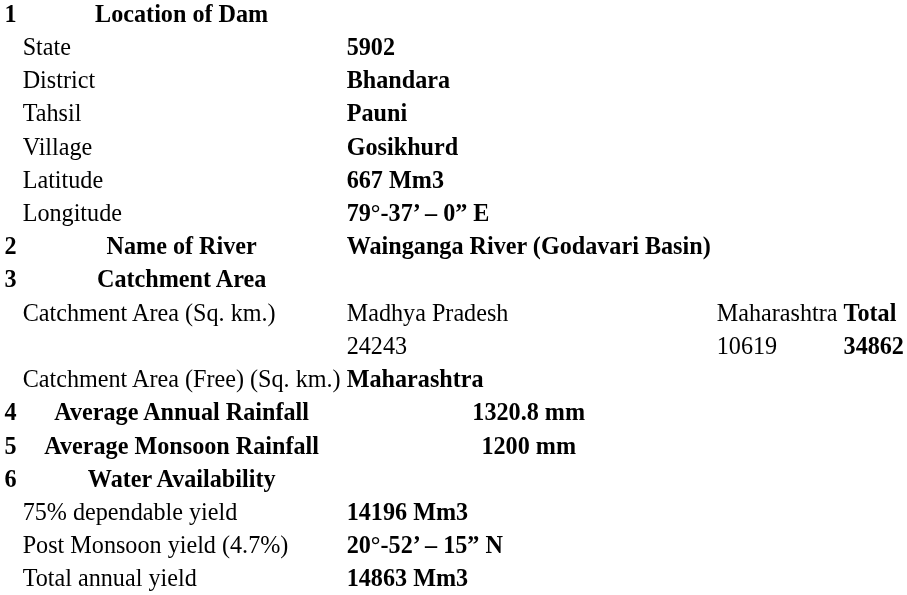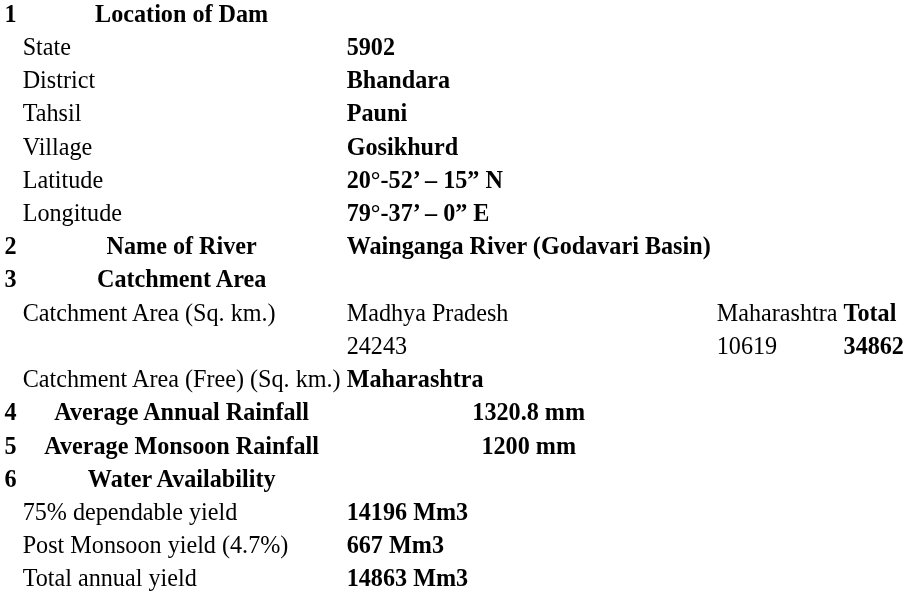(395, 179) 667 Mm3 -> (425, 179) 20°-52’ – 15” N
(425, 545) 20°-52’ – 15” N -> (395, 545) 667 Mm3
